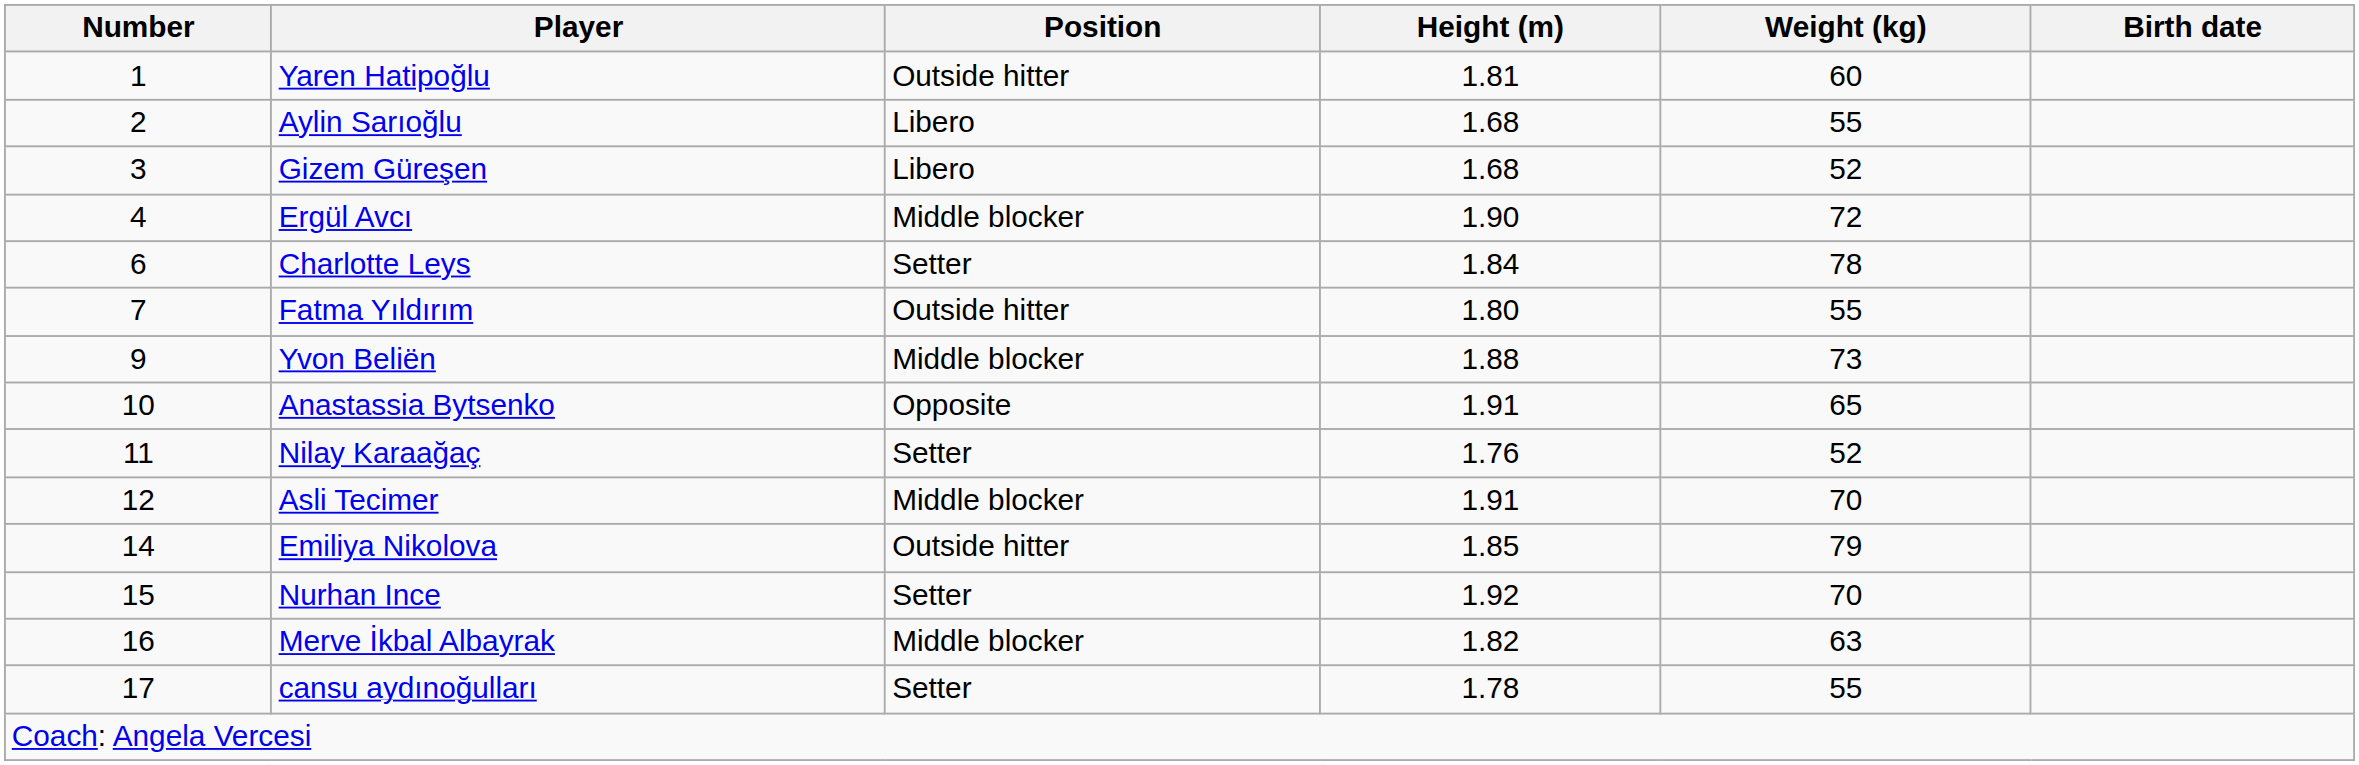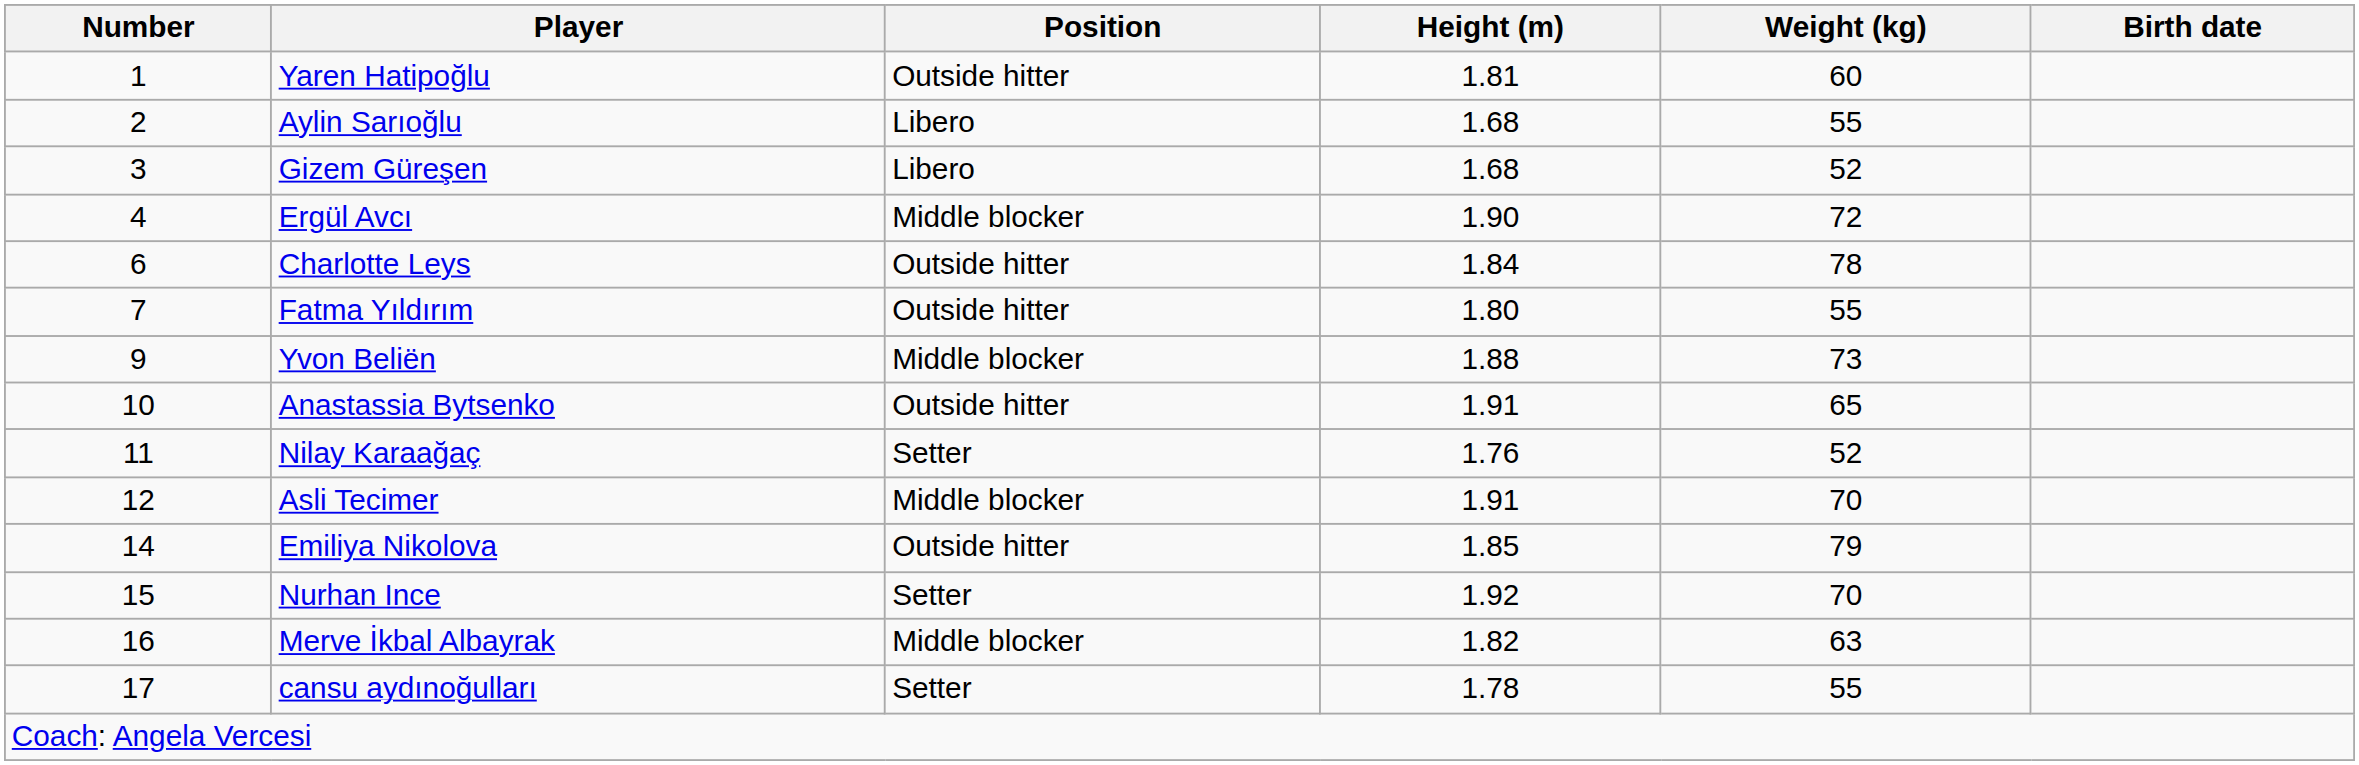(932, 264) Setter -> (981, 264) Outside hitter
(952, 405) Opposite -> (981, 405) Outside hitter
